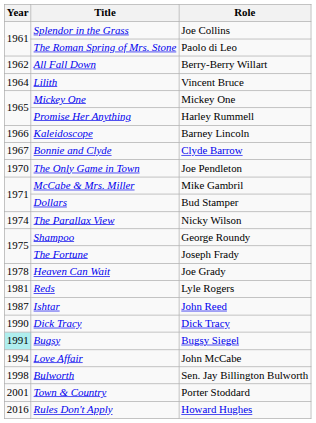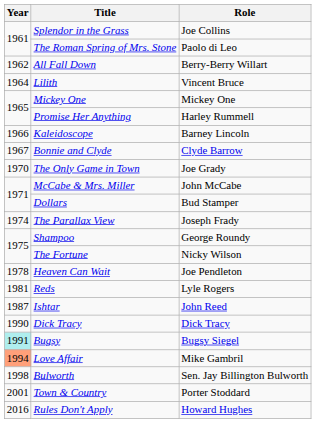(212, 168) Joe Pendleton -> (203, 168) Joe Grady
(212, 185) Mike Gambril -> (211, 185) John McCabe
(211, 220) Nicky Wilson -> (210, 220) Joseph Frady
(210, 254) Joseph Frady -> (211, 254) Nicky Wilson
(203, 271) Joe Grady -> (212, 271) Joe Pendleton
(18, 358) no background -> (18, 358) lightsalmon background
(211, 358) John McCabe -> (212, 358) Mike Gambril
